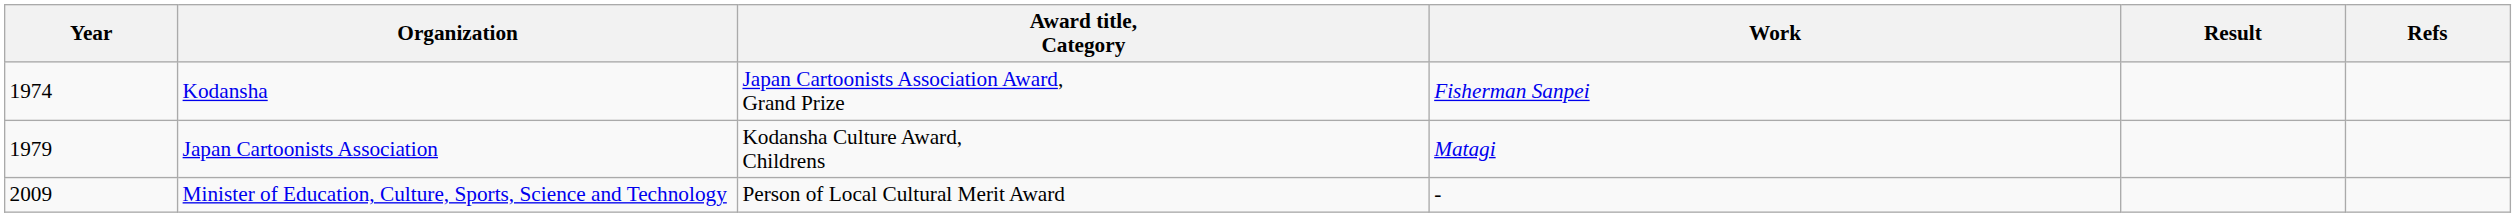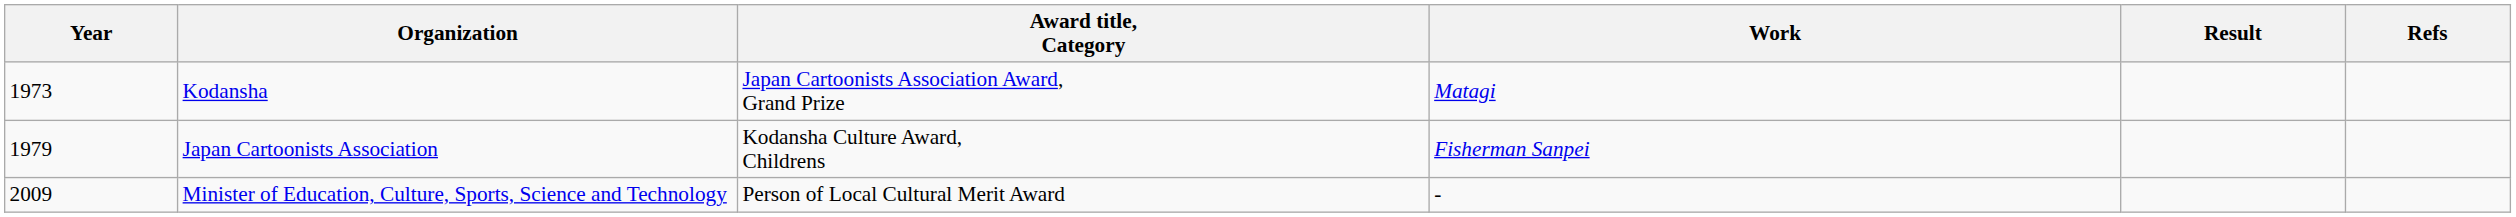(31, 91) 1974 -> (31, 91) 1973
(1512, 91) Fisherman Sanpei -> (1465, 91) Matagi
(1465, 148) Matagi -> (1512, 148) Fisherman Sanpei
